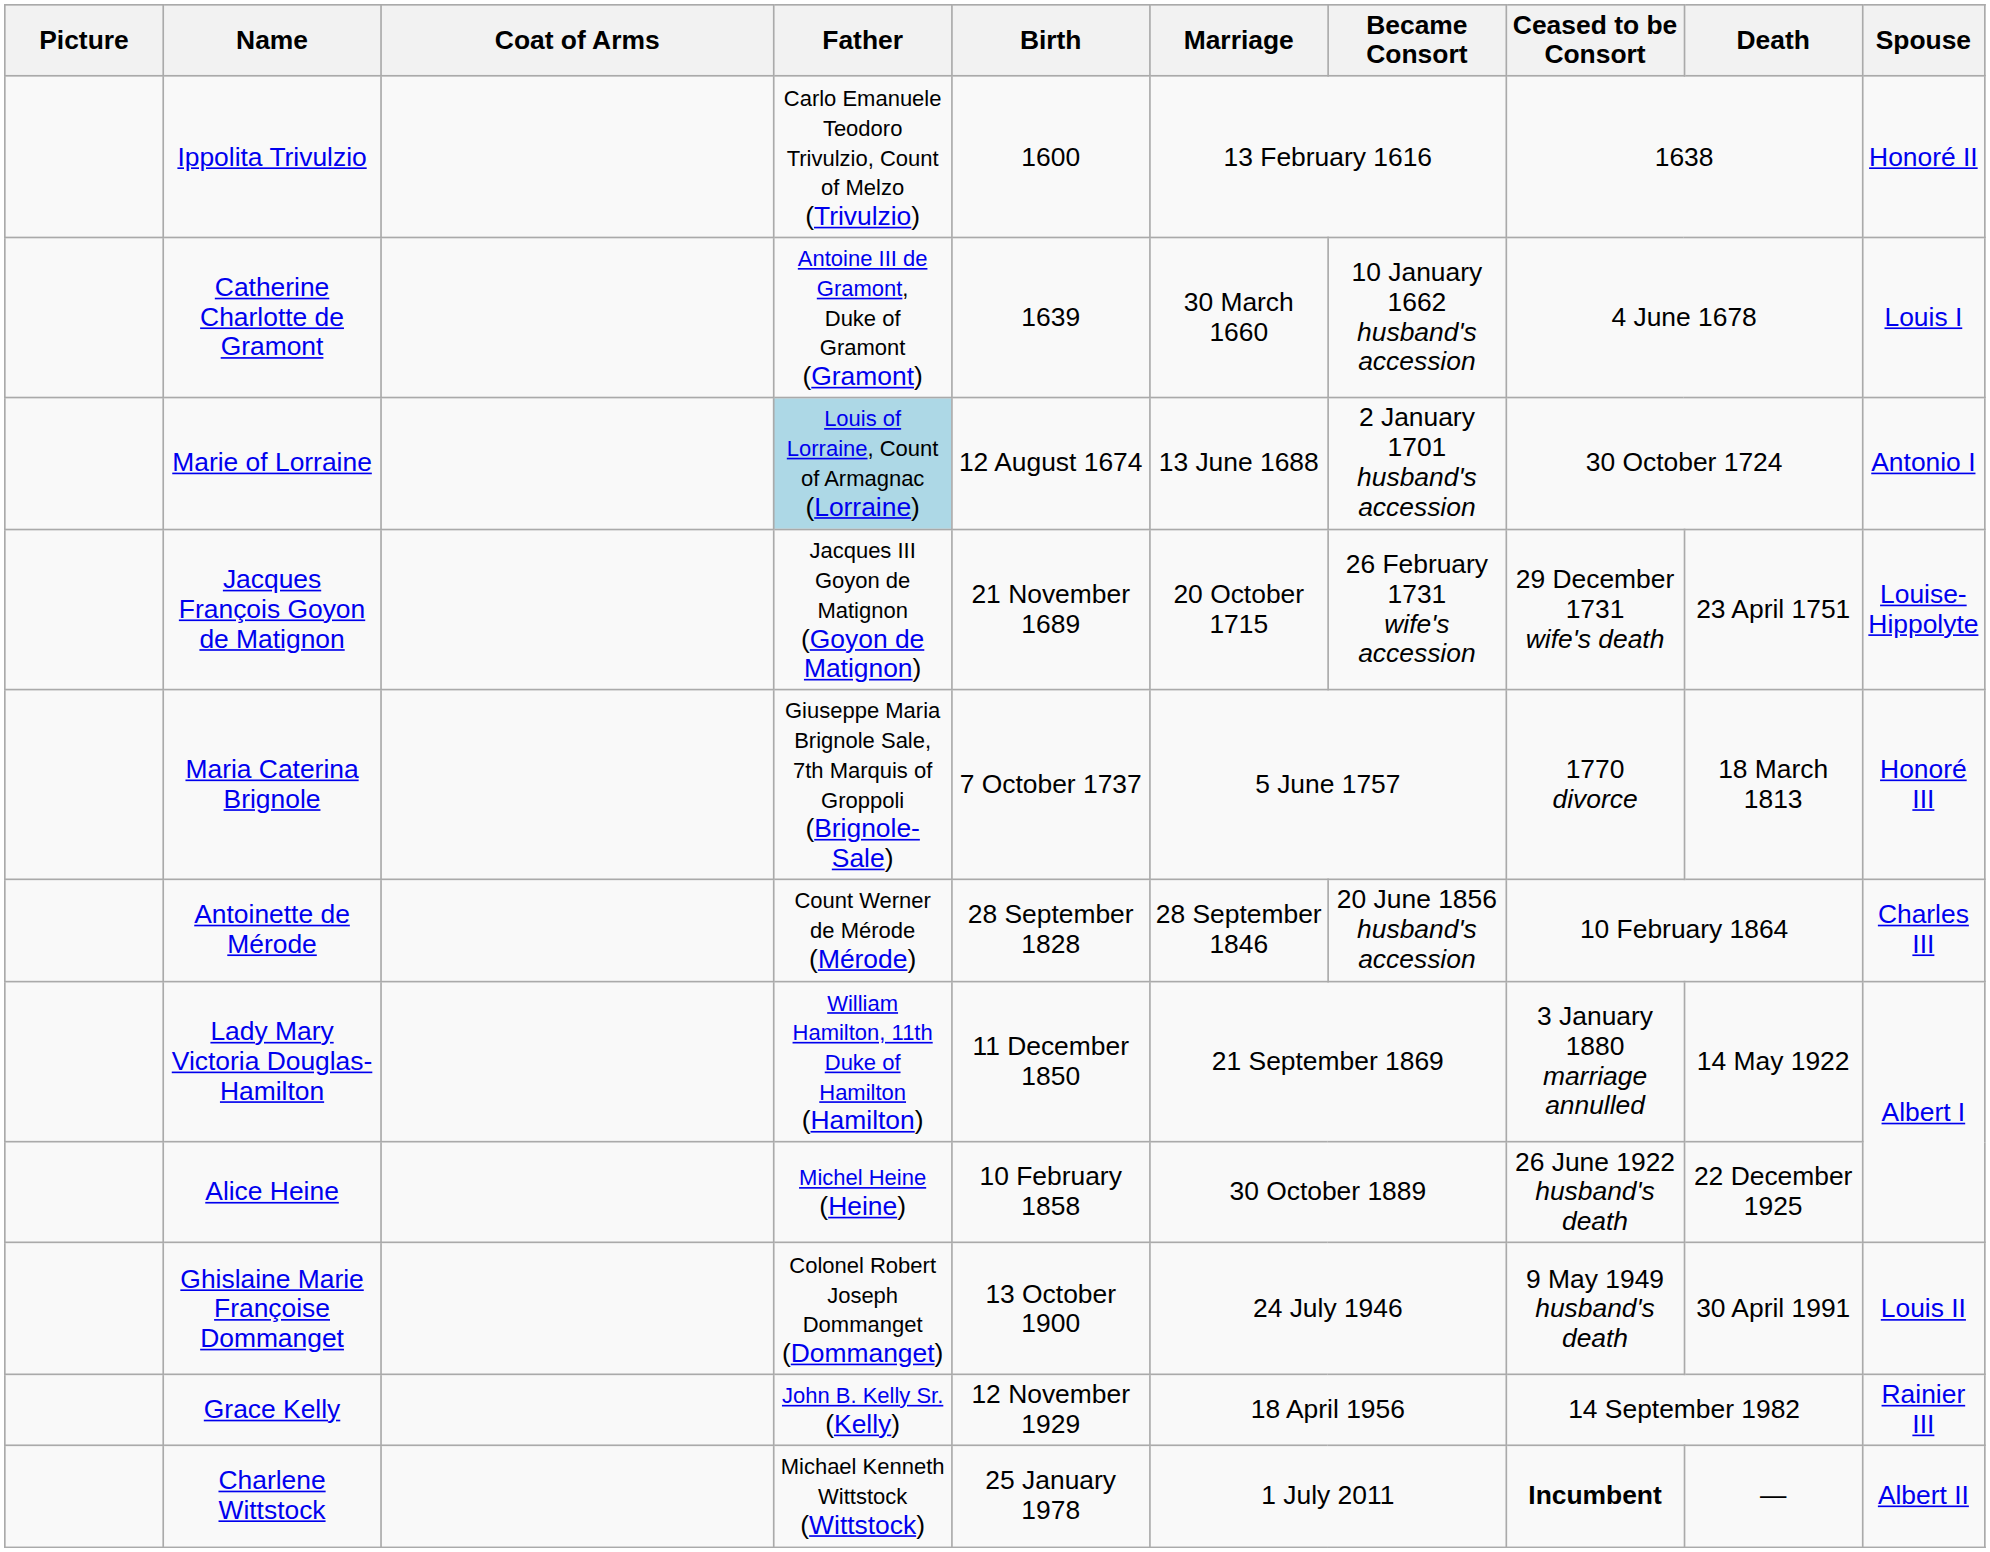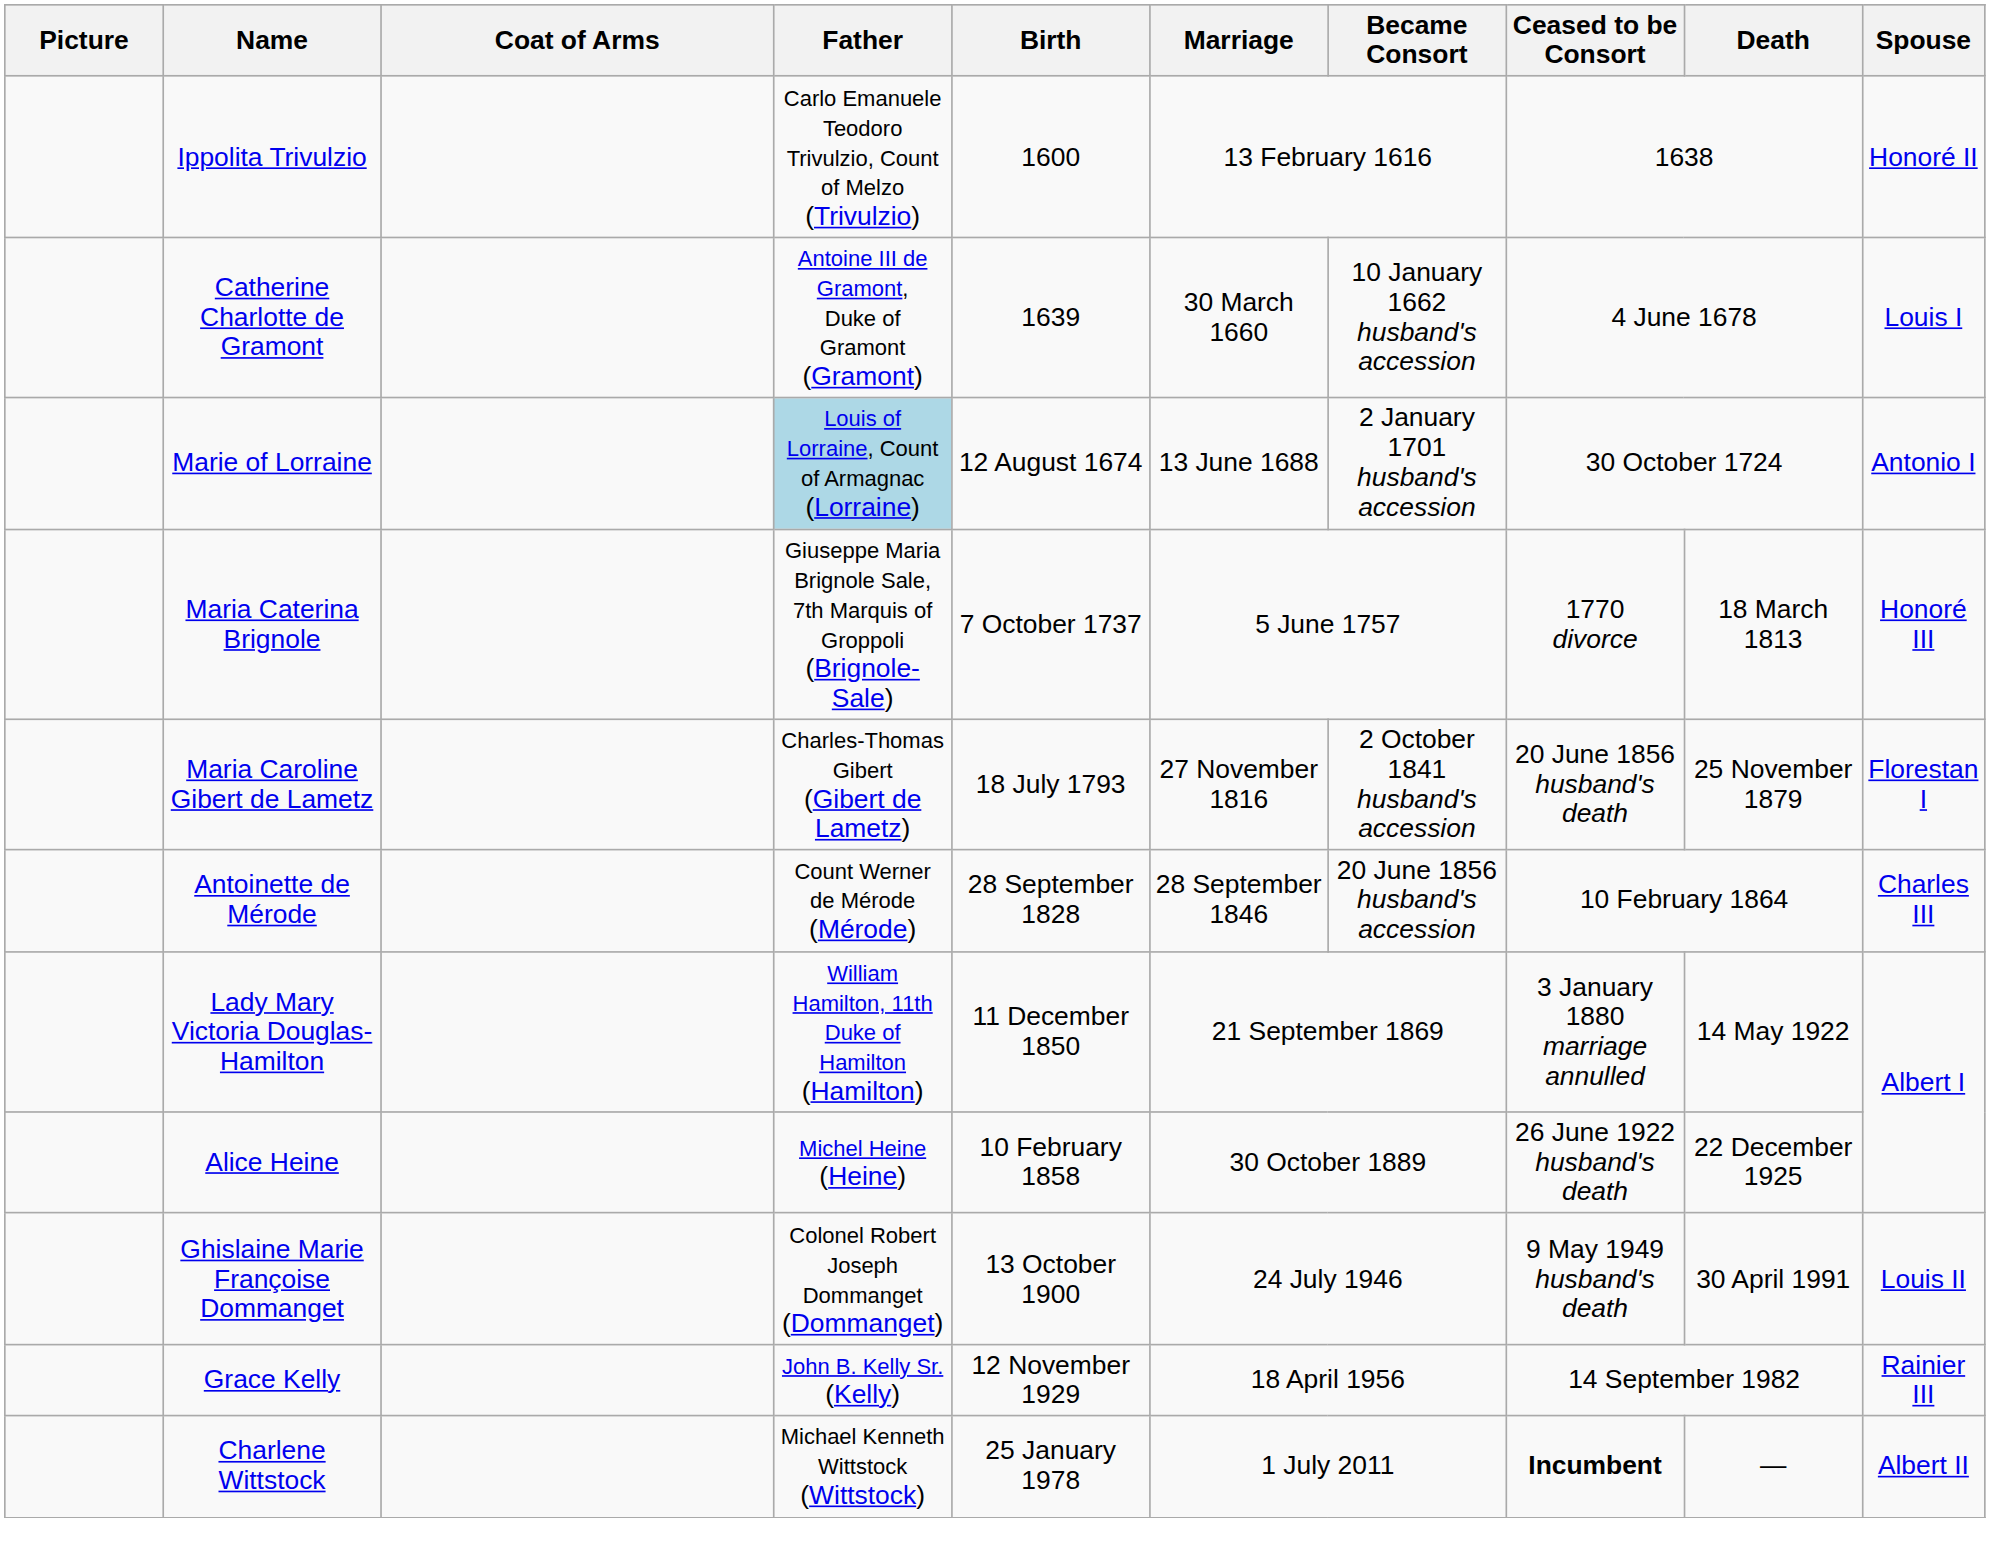- row: (272, 608)
+ row: (272, 784)
